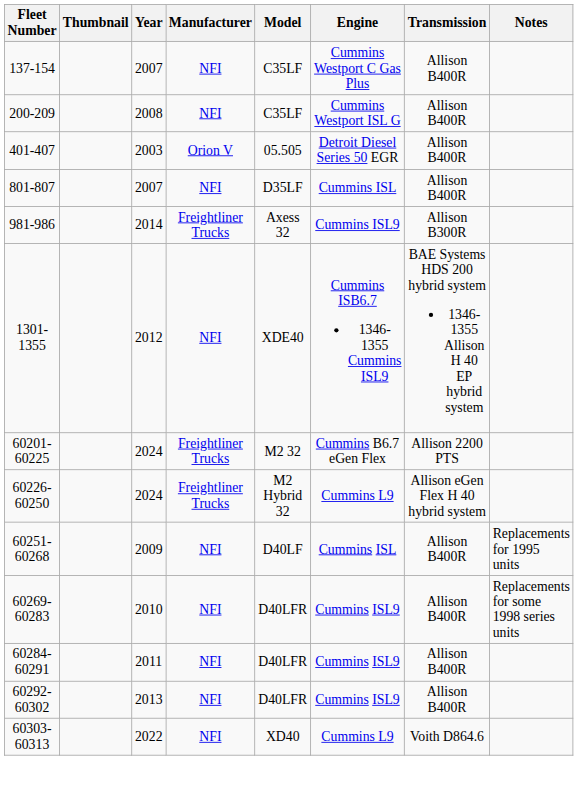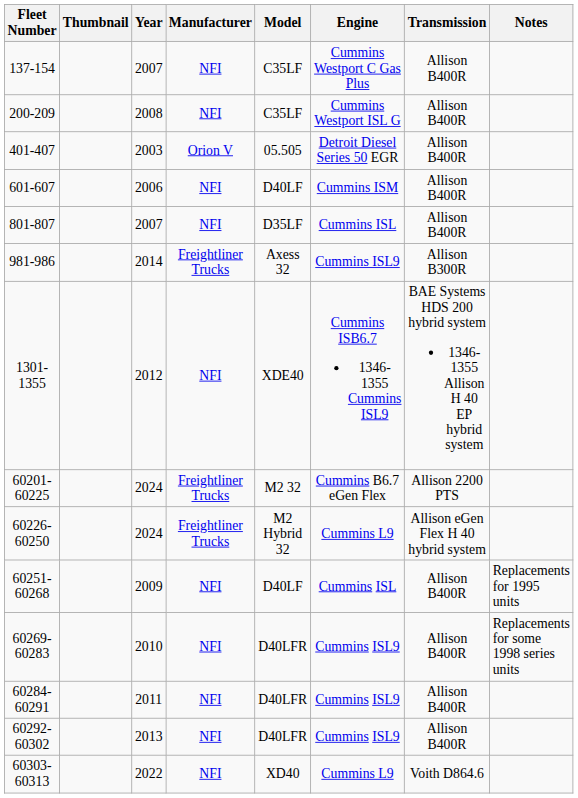+ row: (32, 187)
